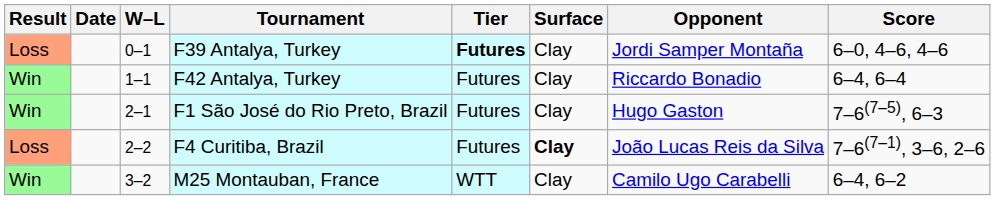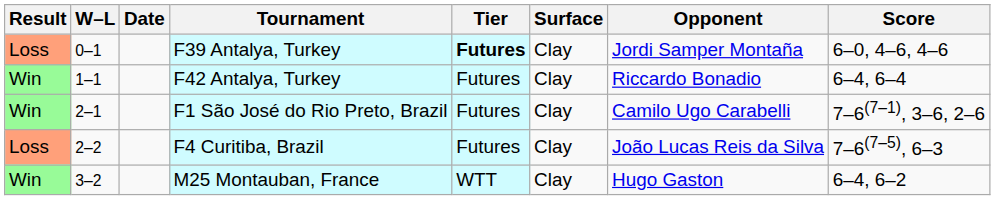columns swapped: (145, 19) <-> (96, 19)
(668, 111) Hugo Gaston -> (701, 111) Camilo Ugo Carabelli
(888, 111) 7–6(7–5), 6–3 -> (909, 111) 7–6(7–1), 3–6, 2–6
(554, 146) bold -> (553, 146) normal
(909, 146) 7–6(7–1), 3–6, 2–6 -> (888, 146) 7–6(7–5), 6–3
(701, 179) Camilo Ugo Carabelli -> (668, 179) Hugo Gaston
